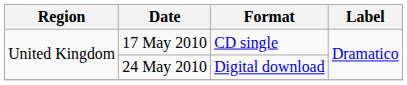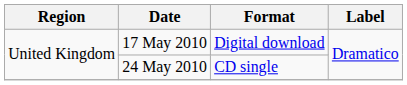(246, 42) CD single -> (269, 42) Digital download
(269, 67) Digital download -> (246, 67) CD single
